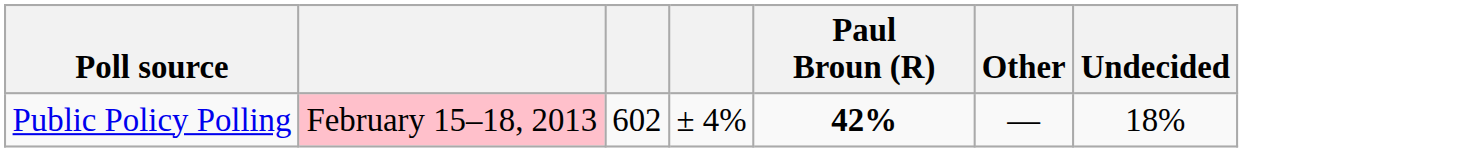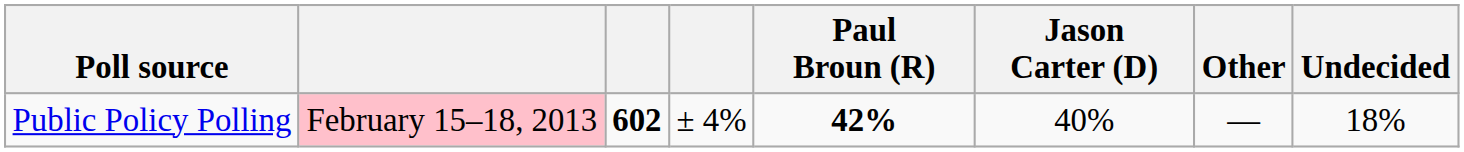+ column: (1084, 48)
(637, 119) normal -> (637, 119) bold
